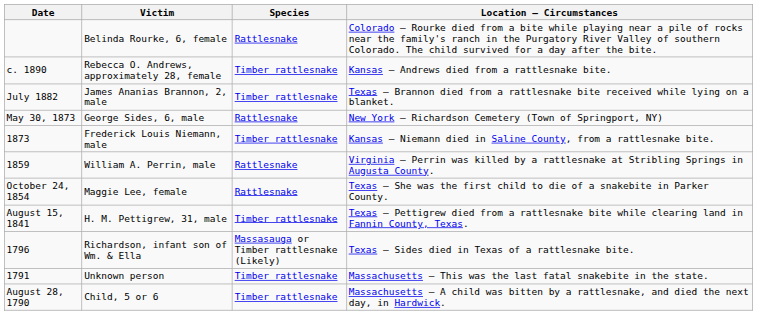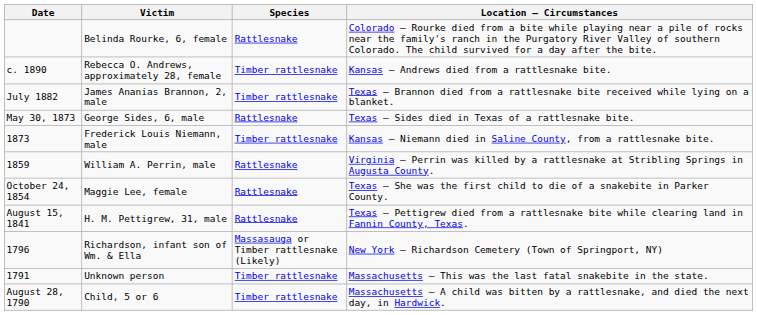(506, 118) New York — Richardson Cemetery (Town of Springport, NY) -> (492, 118) Texas — Sides died in Texas of a rattlesnake bite.
(286, 218) Timber rattlesnake -> (266, 218) Rattlesnake
(492, 250) Texas — Sides died in Texas of a rattlesnake bite. -> (506, 250) New York — Richardson Cemetery (Town of Springport, NY)
